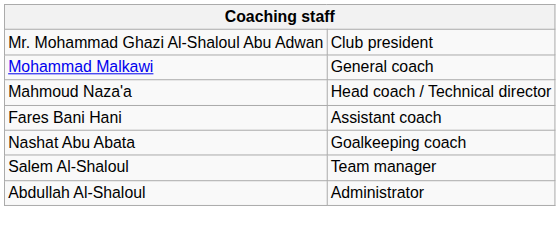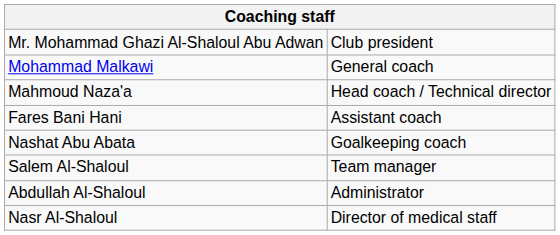+ row: (63, 218)
